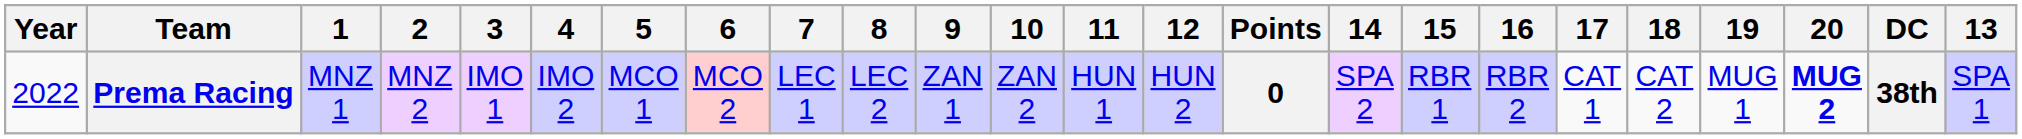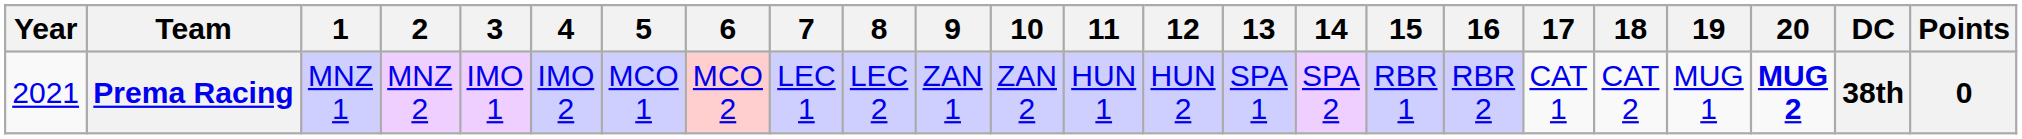columns swapped: (1981, 28) <-> (1276, 28)
(46, 92) 2022 -> (46, 92) 2021
